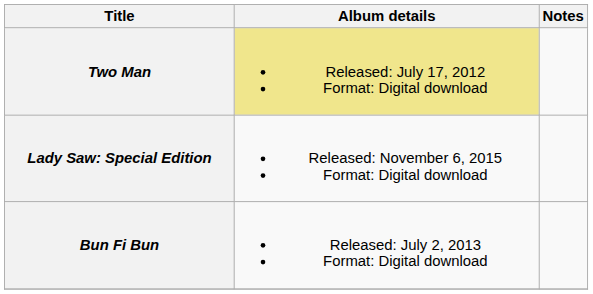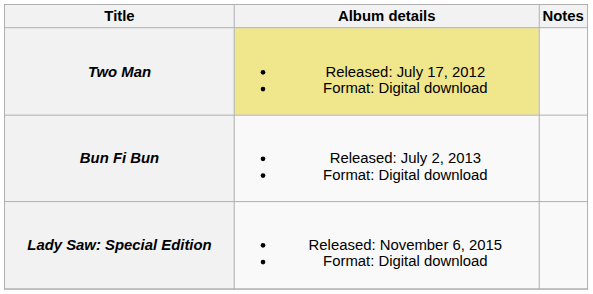rows swapped: (119, 245) <-> (119, 158)
